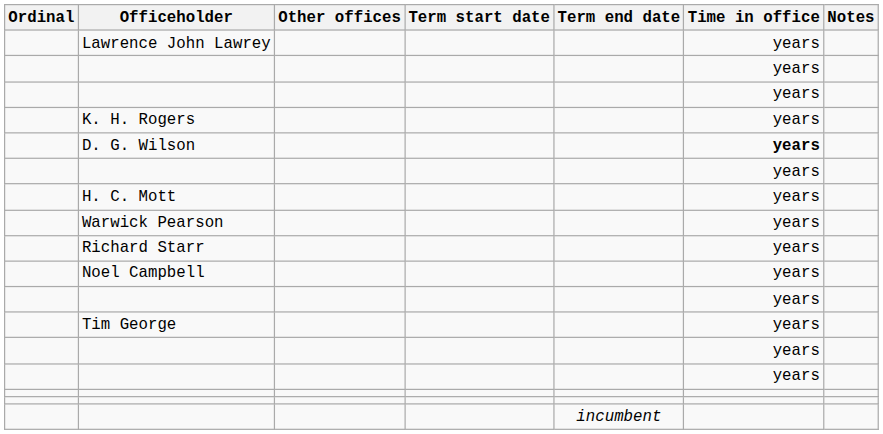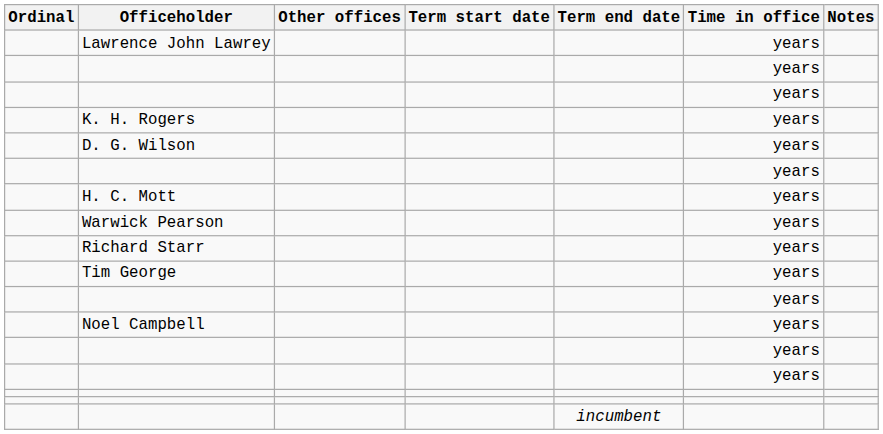(796, 146) bold -> (796, 146) normal
rows swapped: (41, 325) <-> (41, 274)
